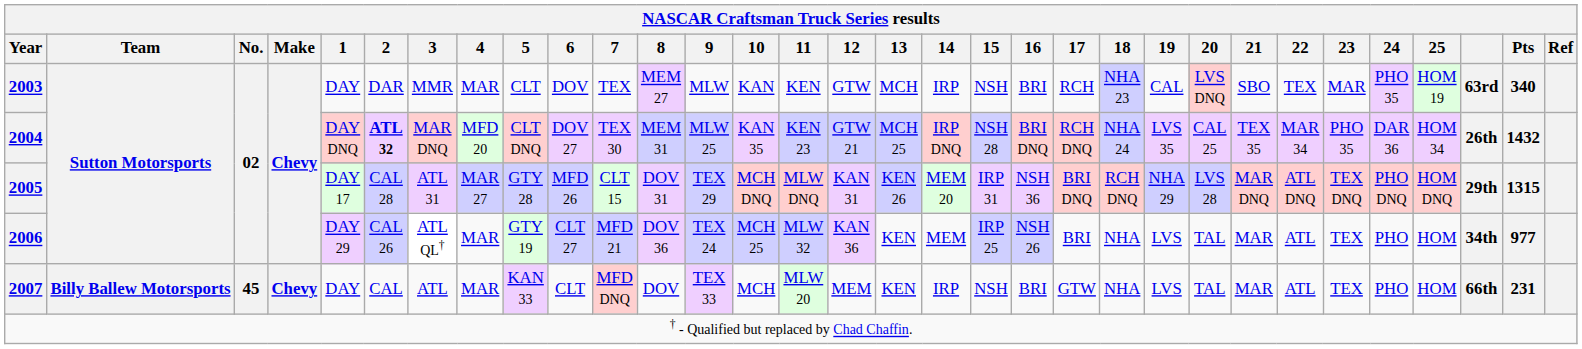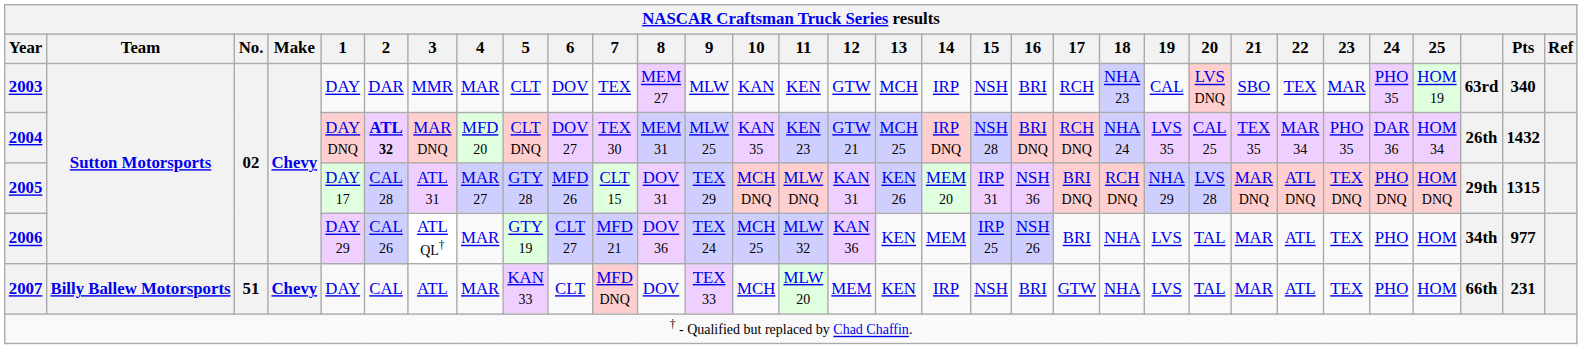(251, 288) 45 -> (251, 288) 51
